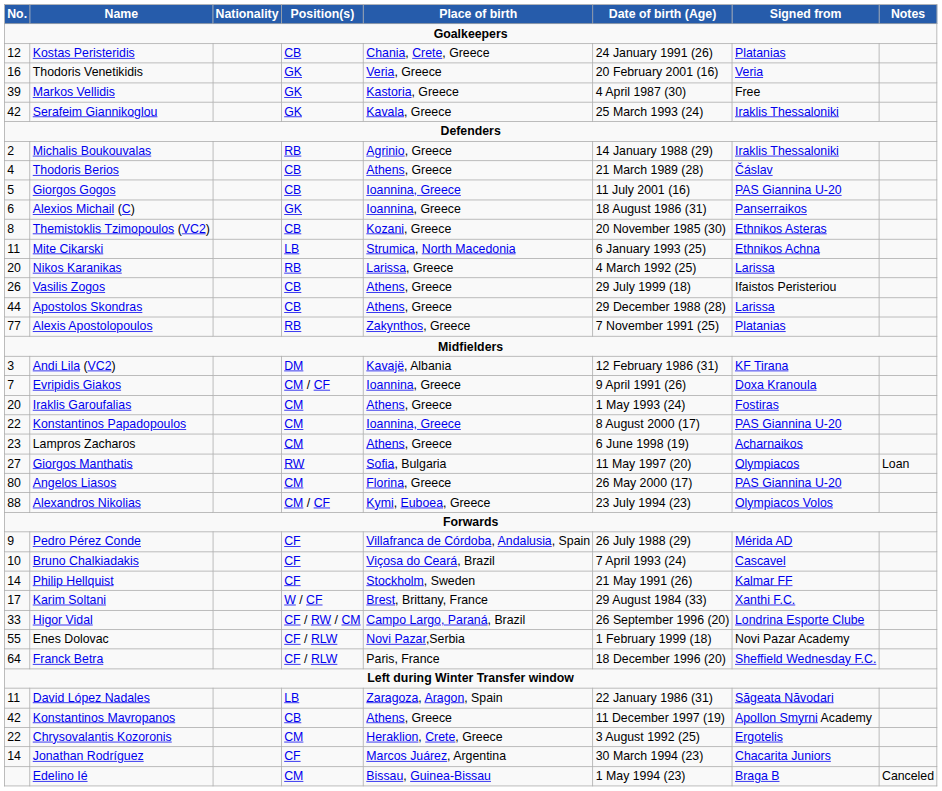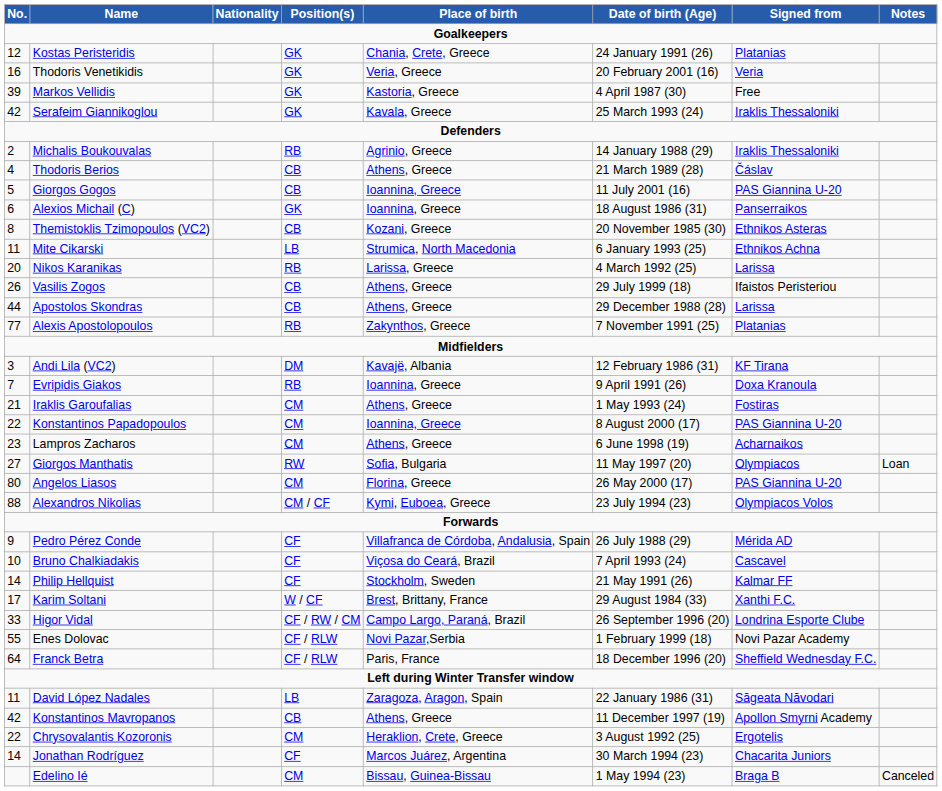(293, 53) CB -> (293, 53) GK
(307, 385) CM / CF -> (293, 385) RB
(14, 405) 20 -> (14, 405) 21
